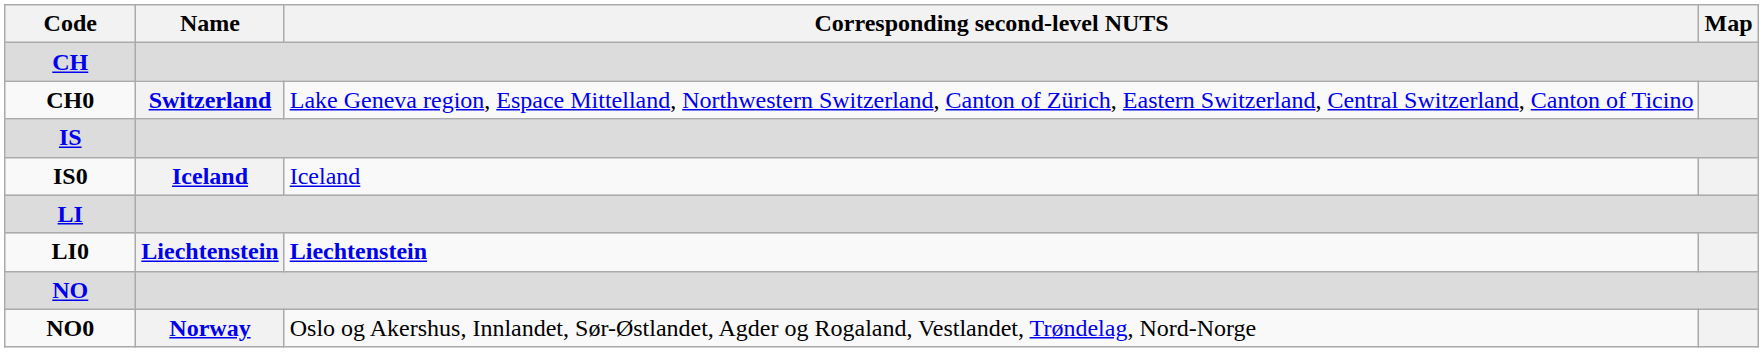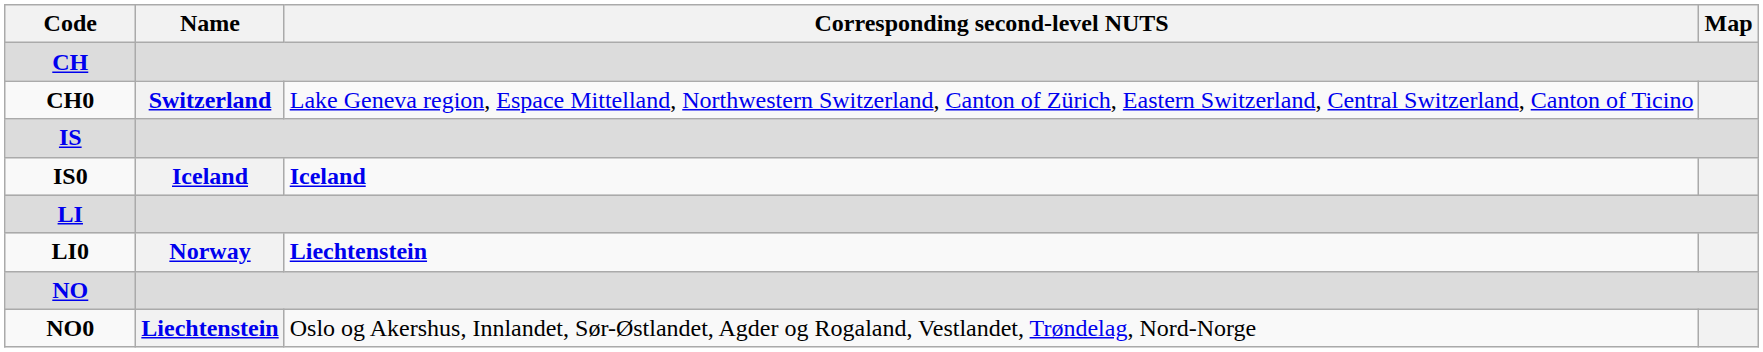(325, 175) normal -> (328, 175) bold
(210, 251) Liechtenstein -> (210, 251) Norway
(210, 328) Norway -> (210, 328) Liechtenstein
